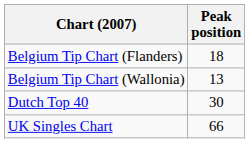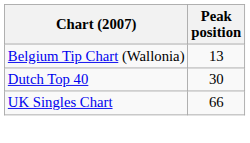- row: (95, 56)
